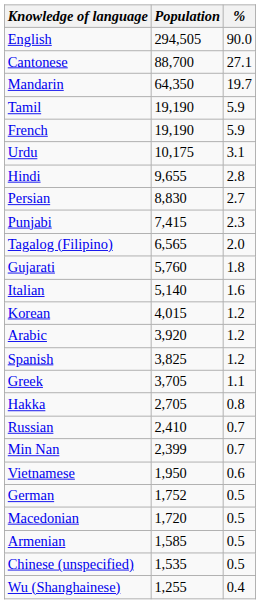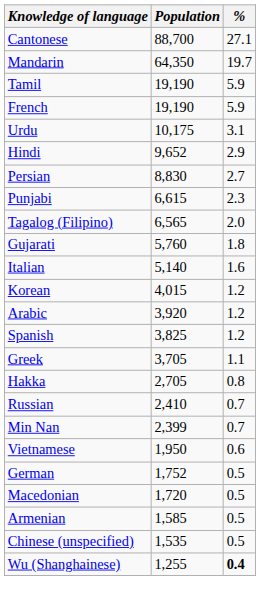- row: (30, 39)
(171, 176) 9,655 -> (171, 153) 9,652
(236, 176) 2.8 -> (236, 153) 2.9
(171, 221) 7,415 -> (171, 199) 6,615
(236, 587) normal -> (236, 564) bold
